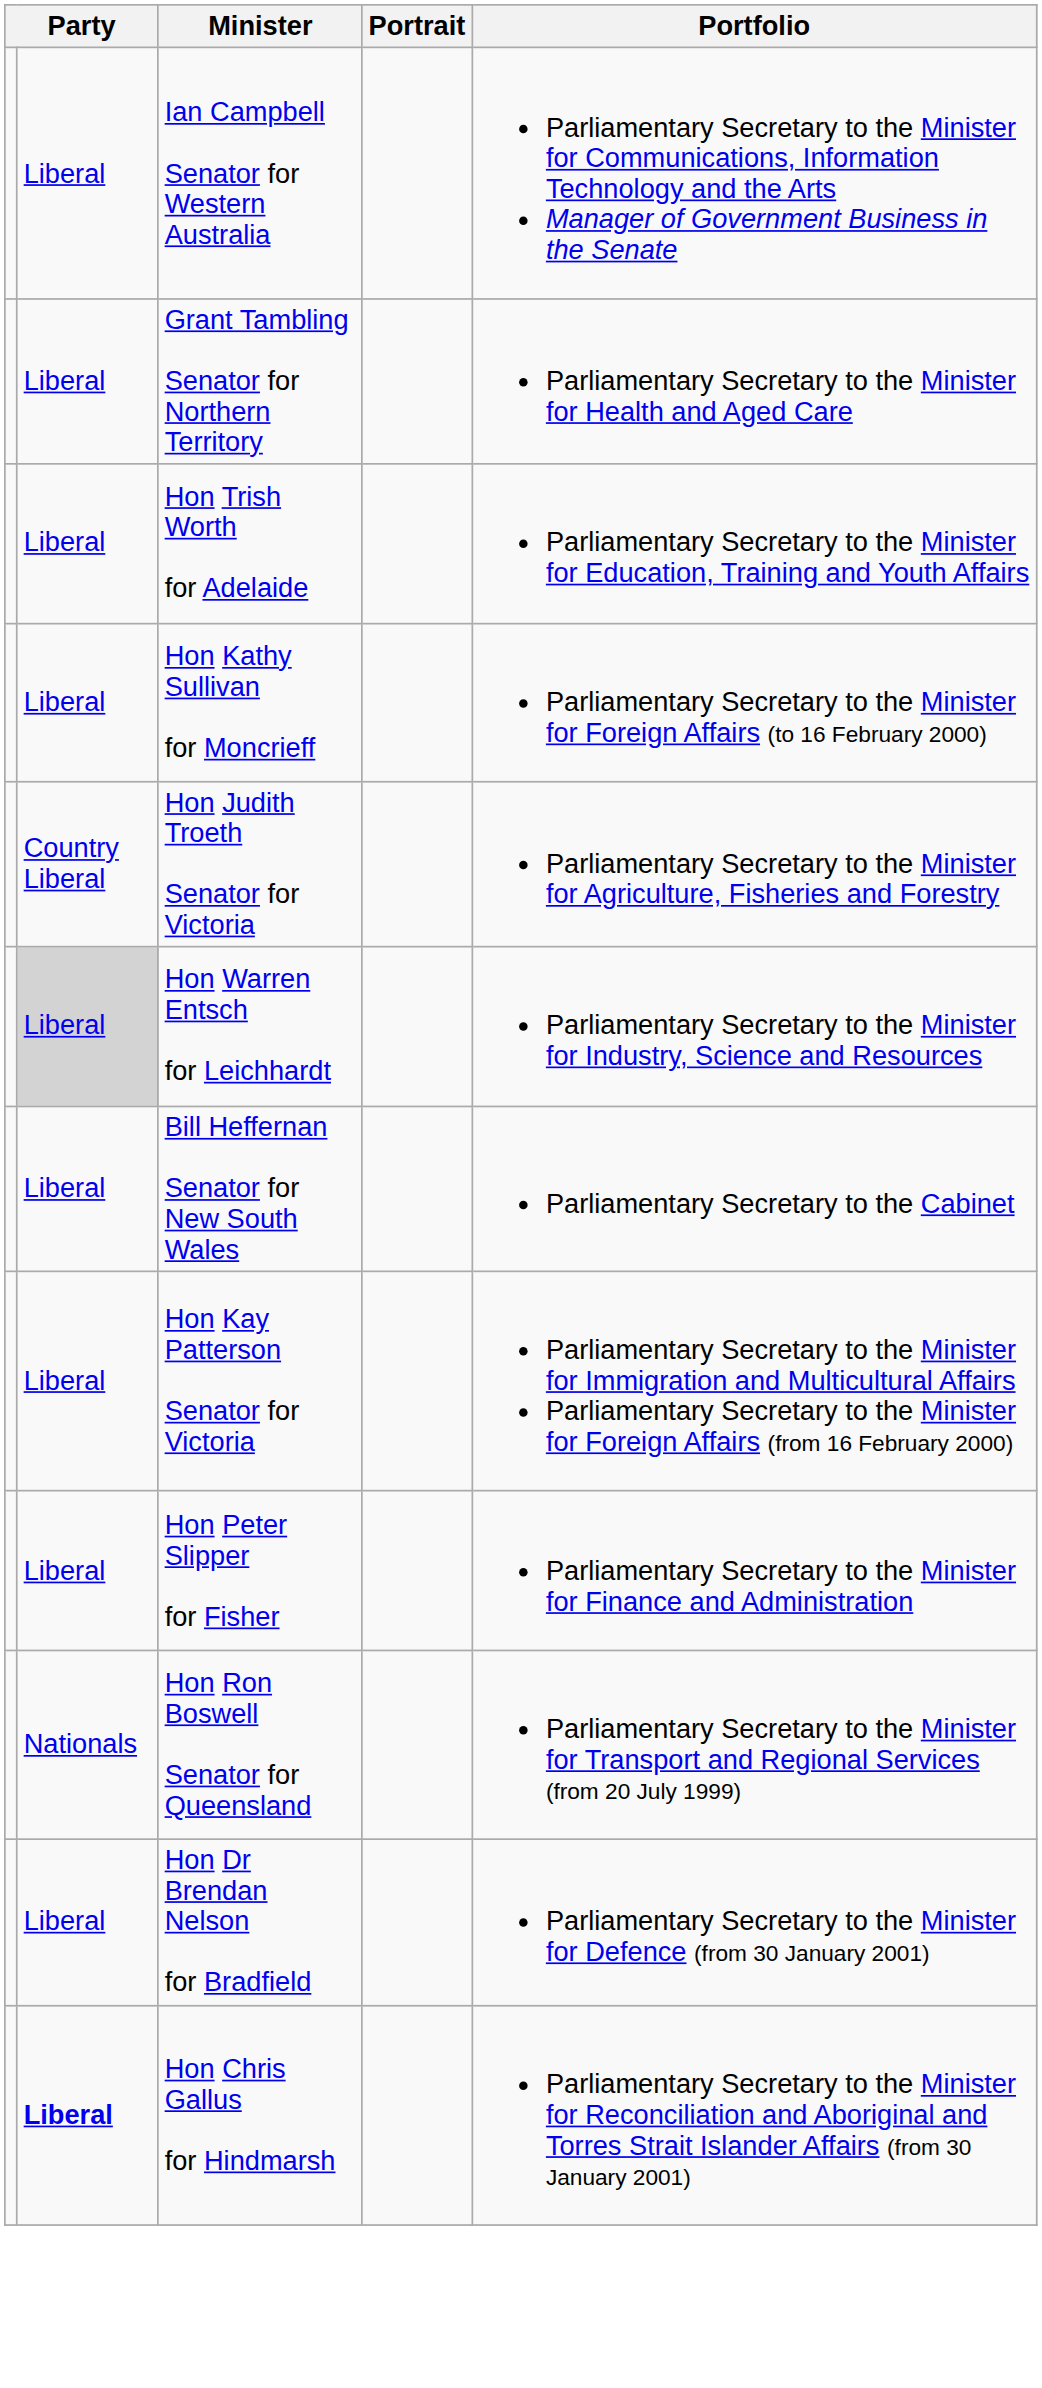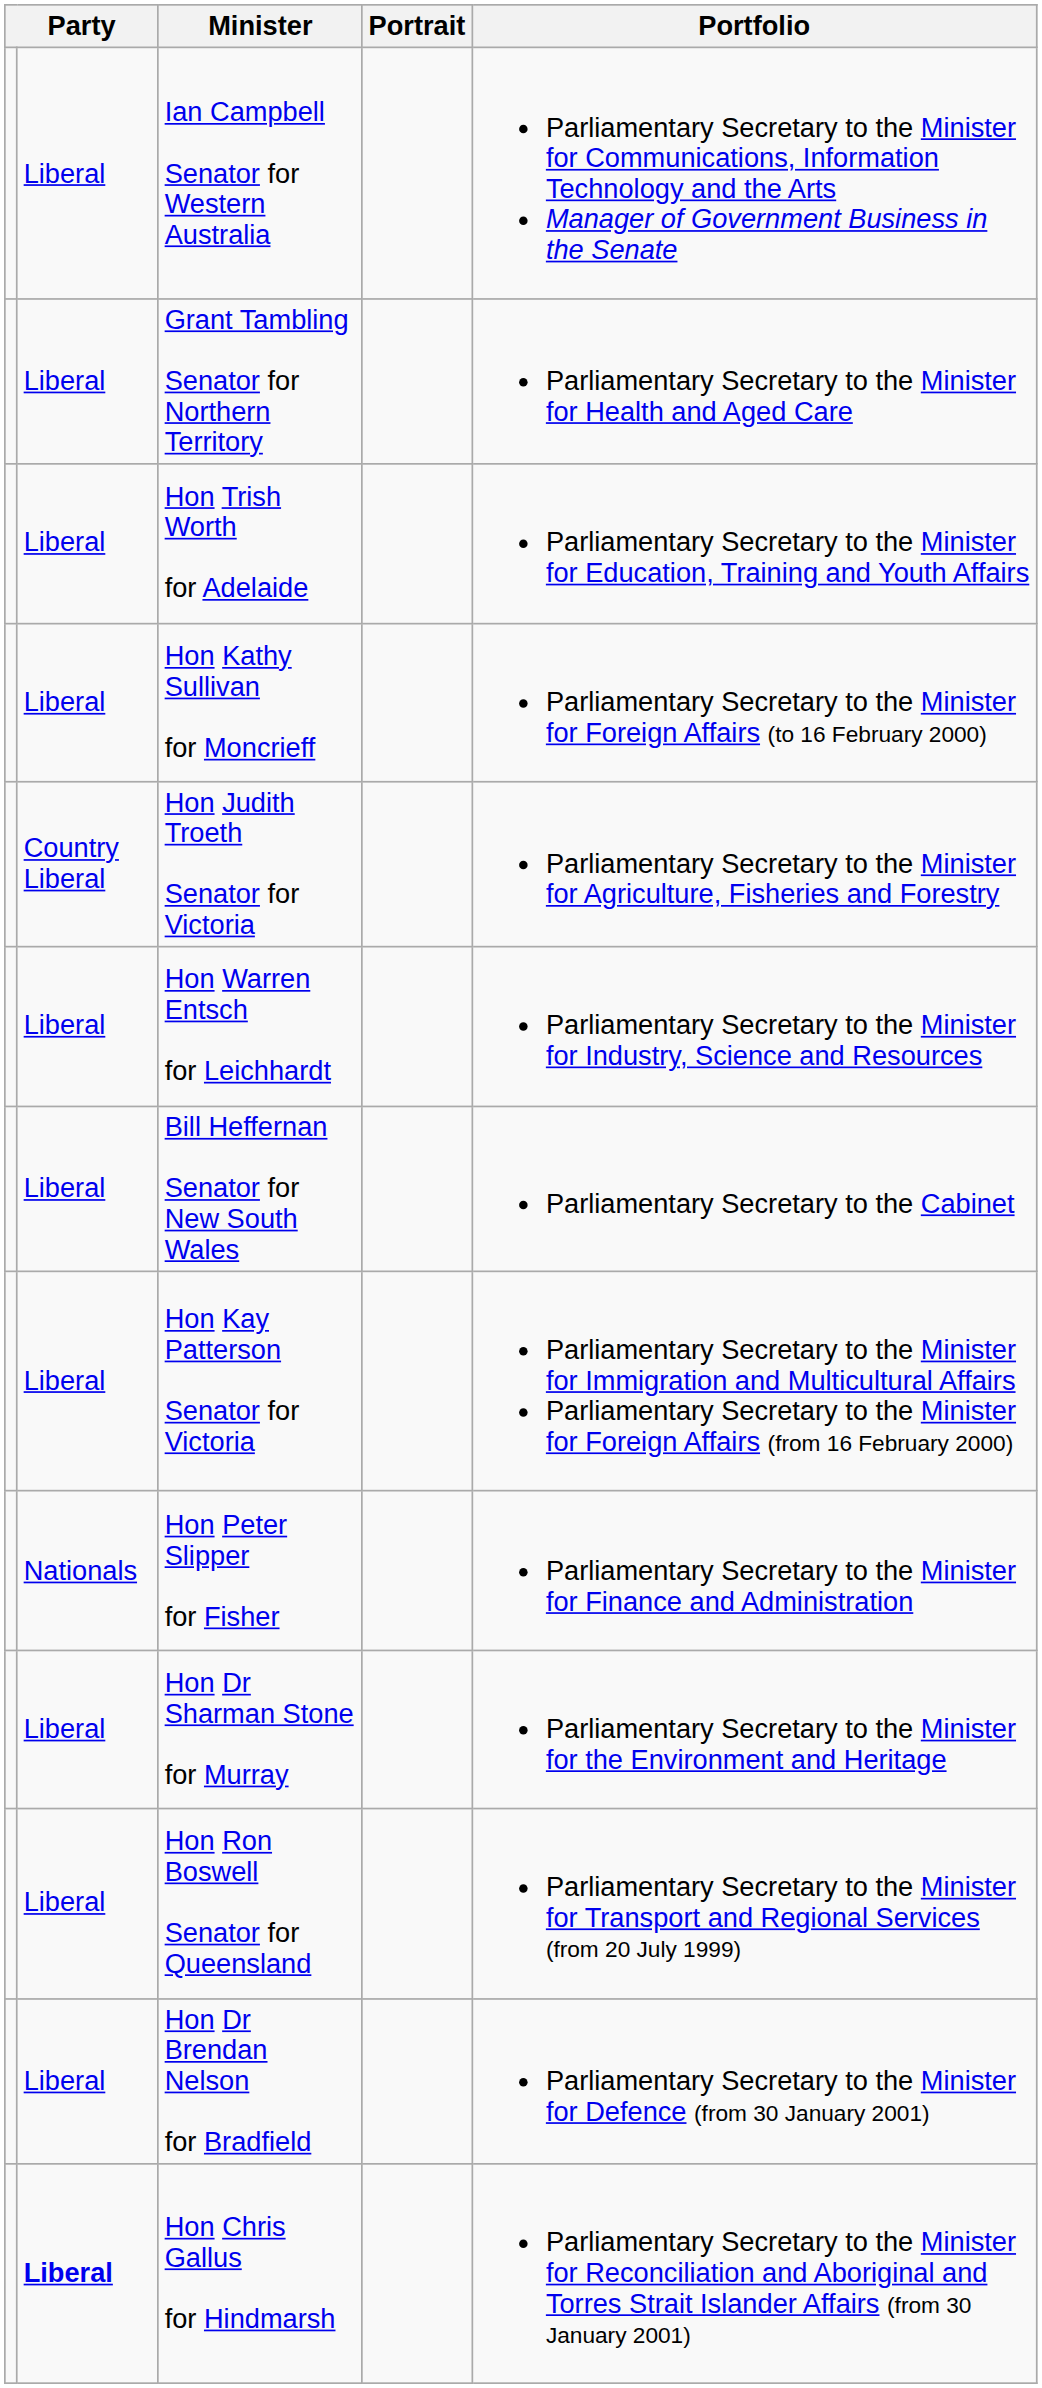(64, 1026) lightgrey background -> (64, 1026) no background
(64, 1570) Liberal -> (80, 1570) Nationals
+ row: (259, 1729)
(80, 1744) Nationals -> (64, 1903) Liberal
